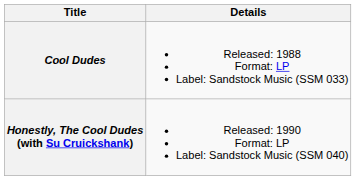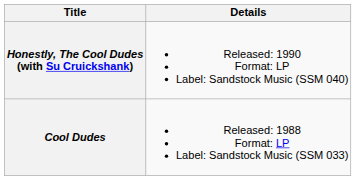rows swapped: (75, 60) <-> (75, 137)
